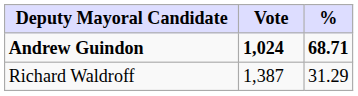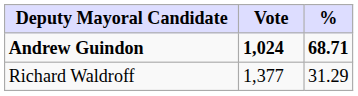(263, 76) 1,387 -> (263, 76) 1,377
